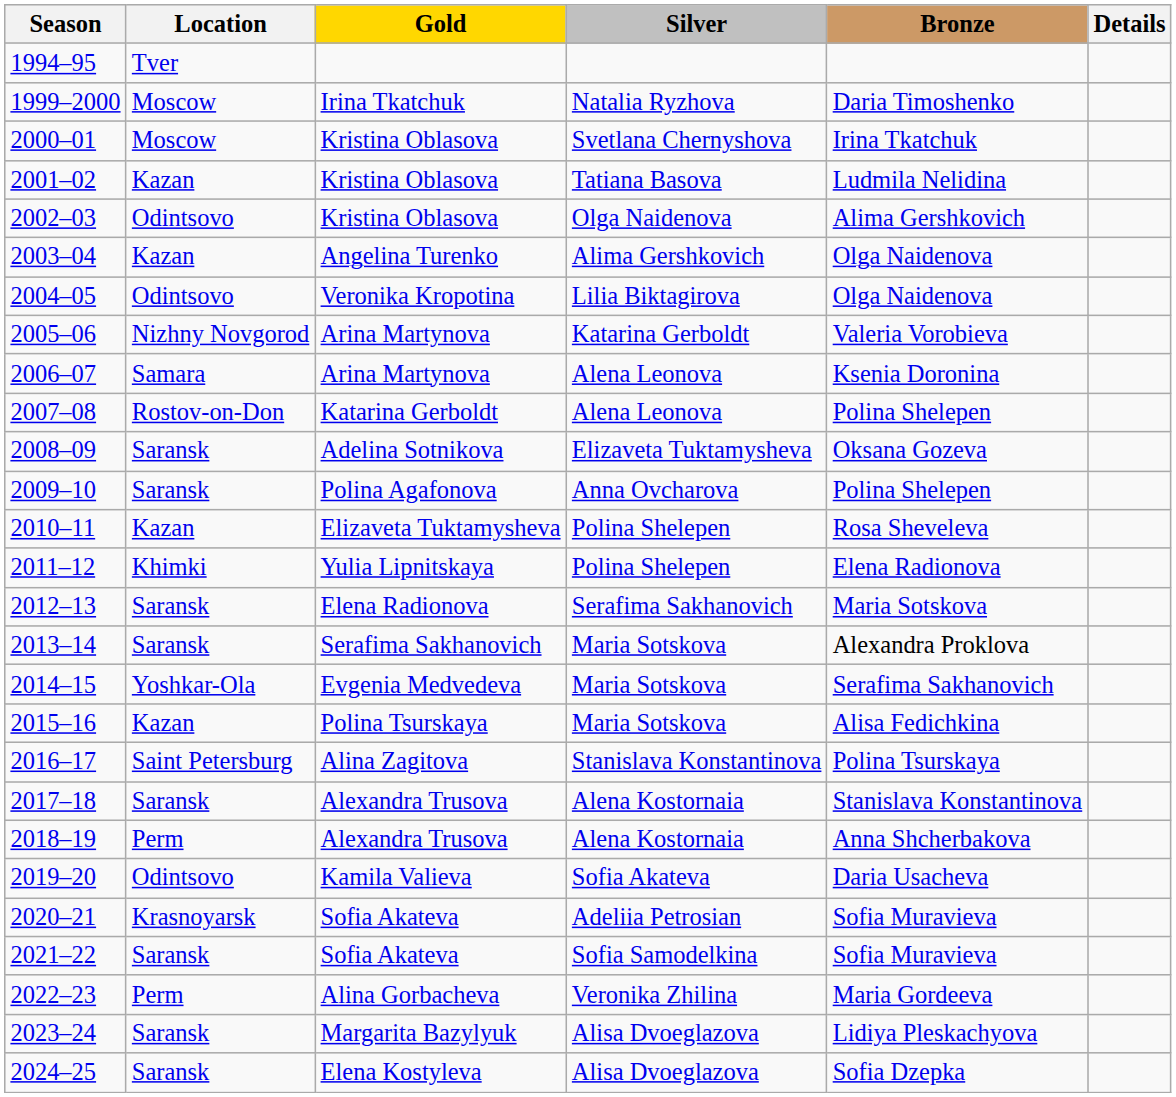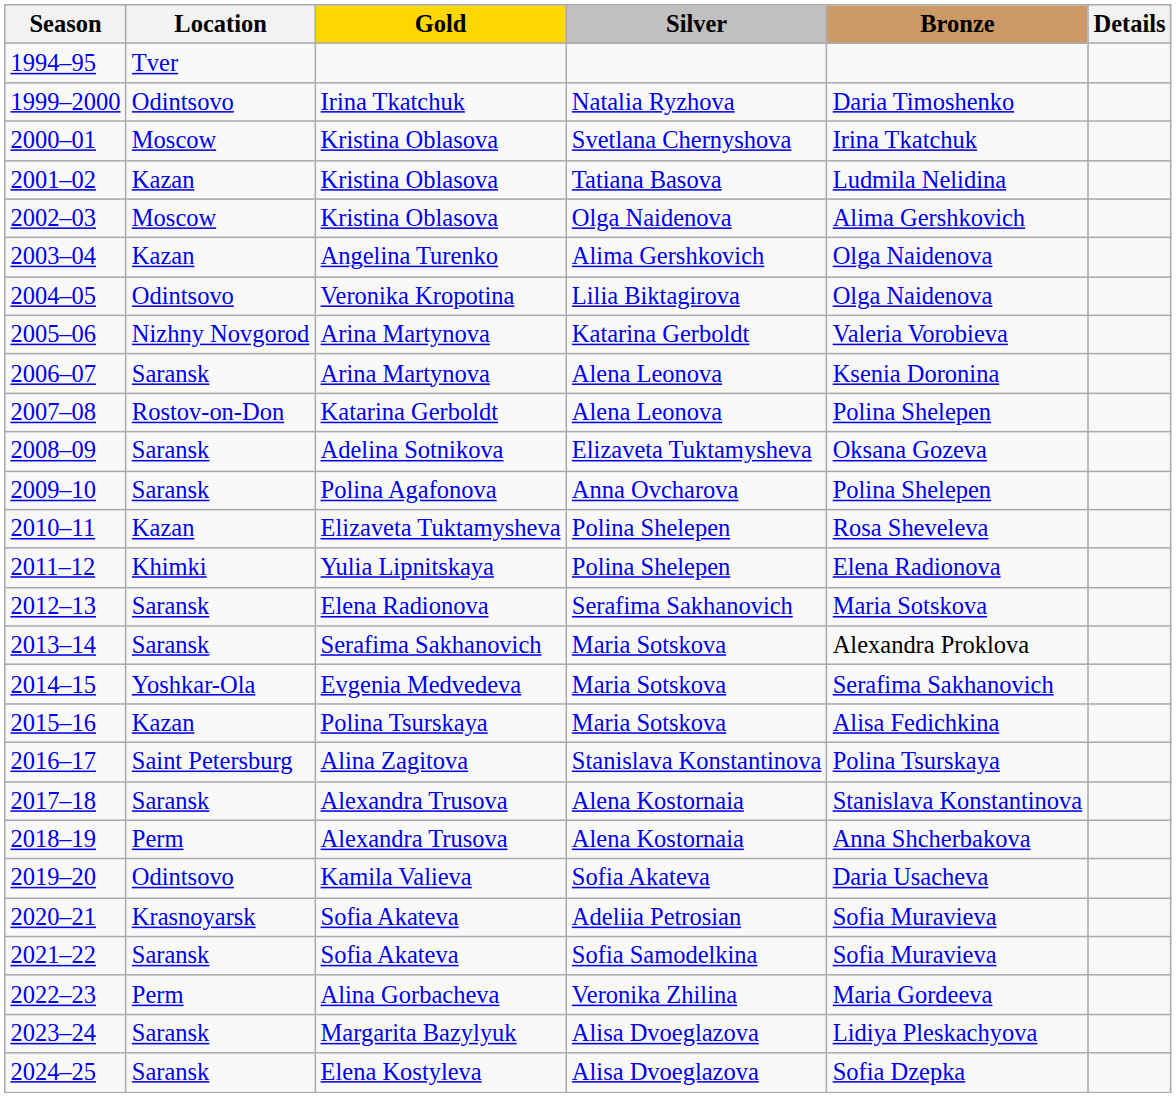(174, 101) Moscow -> (183, 101) Odintsovo
(183, 218) Odintsovo -> (174, 218) Moscow
(169, 373) Samara -> (171, 373) Saransk
